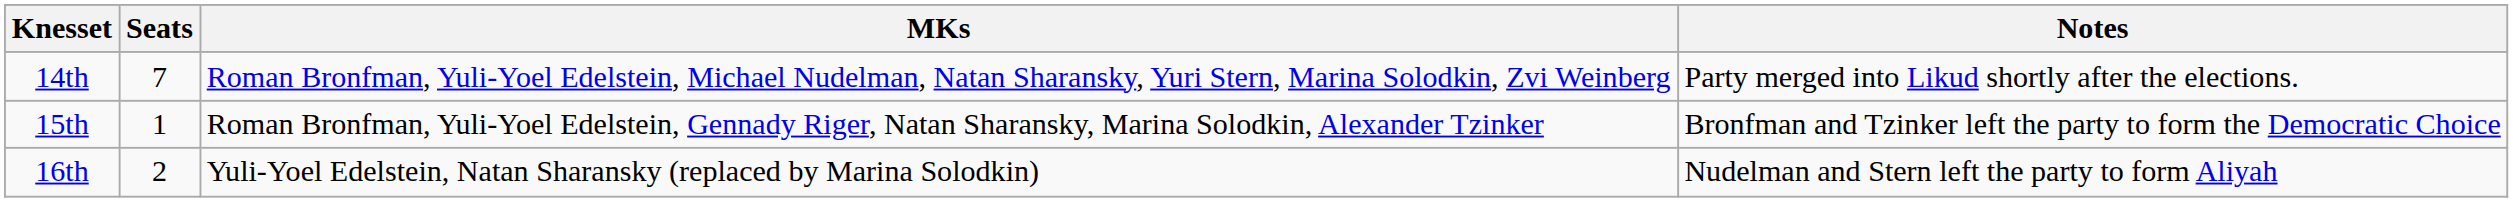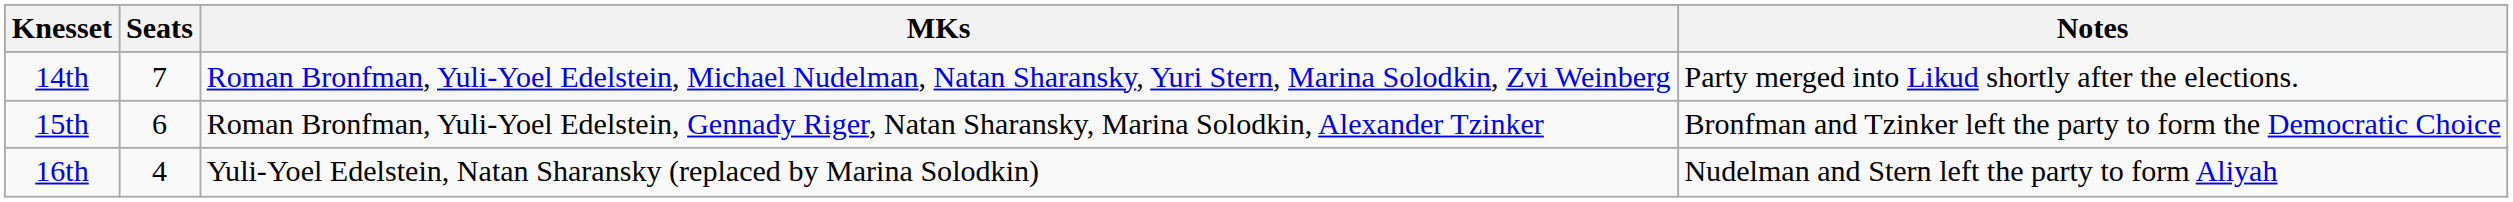(159, 123) 1 -> (159, 123) 6
(159, 171) 2 -> (159, 171) 4
